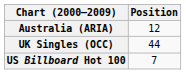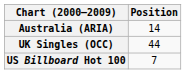(154, 29) 12 -> (154, 29) 14
